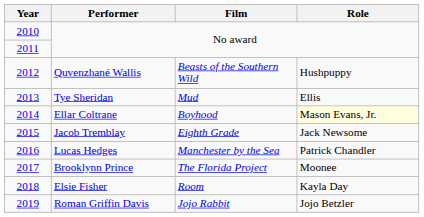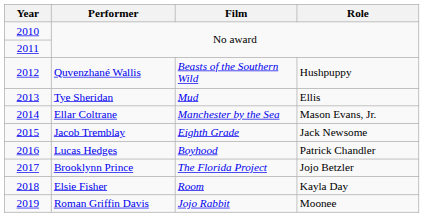(198, 114) Boyhood -> (229, 114) Manchester by the Sea
(338, 114) lightyellow background -> (338, 114) no background
(229, 150) Manchester by the Sea -> (198, 150) Boyhood
(318, 168) Moonee -> (327, 168) Jojo Betzler
(327, 203) Jojo Betzler -> (318, 203) Moonee
